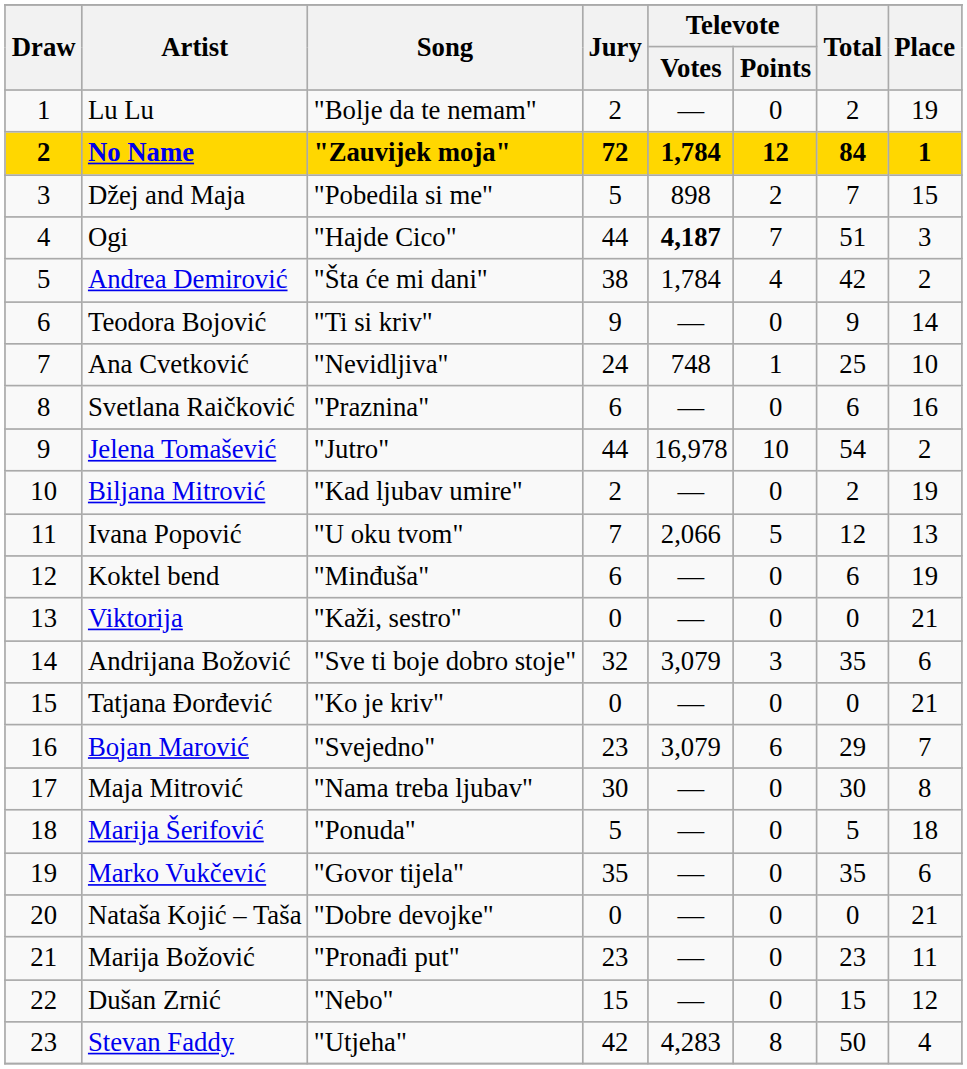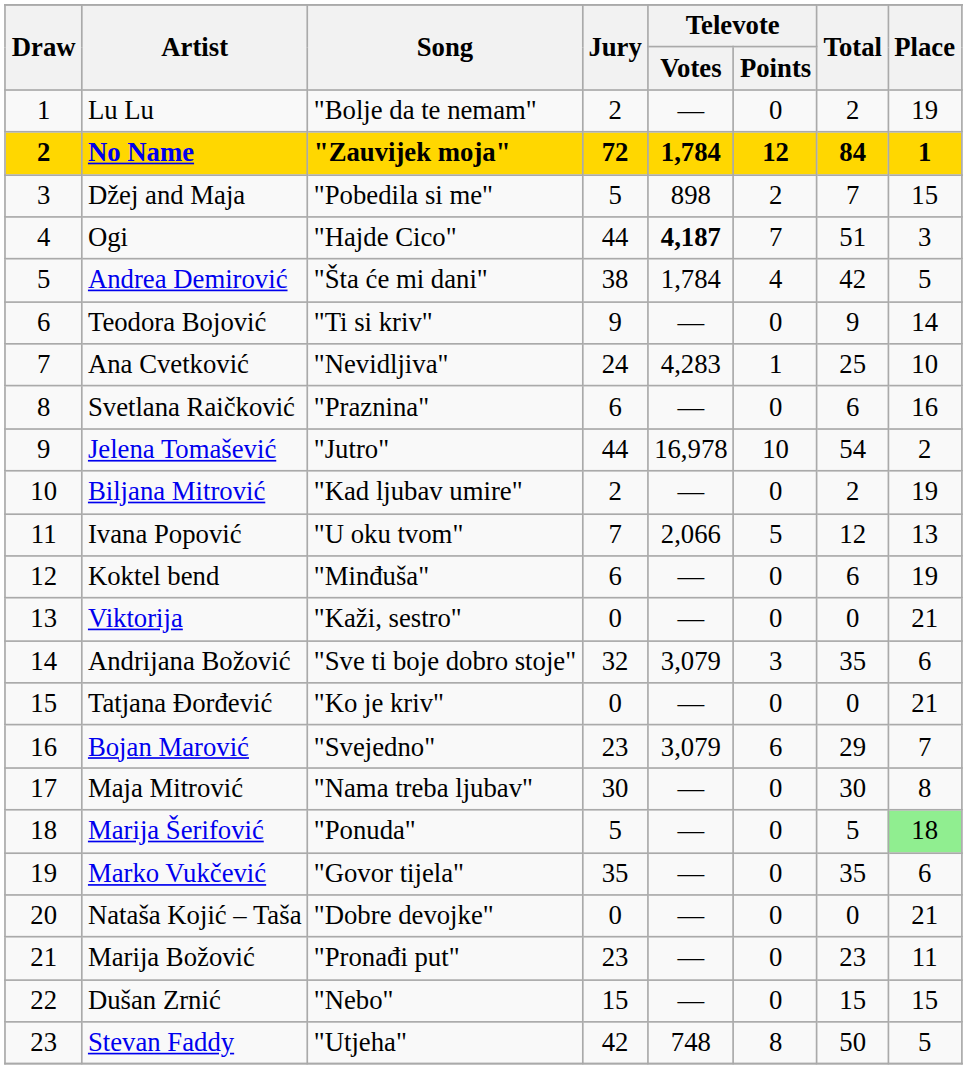(925, 279) 2 -> (925, 279) 5
(691, 364) 748 -> (691, 364) 4,283
(925, 830) no background -> (925, 830) lightgreen background
(925, 1000) 12 -> (925, 1000) 15
(691, 1042) 4,283 -> (691, 1042) 748
(925, 1042) 4 -> (925, 1042) 5
